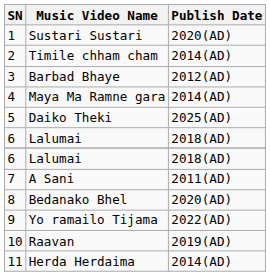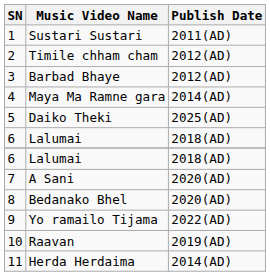(202, 35) 2020(AD) -> (202, 35) 2011(AD)
(202, 56) 2014(AD) -> (202, 56) 2012(AD)
(202, 179) 2011(AD) -> (202, 179) 2020(AD)
